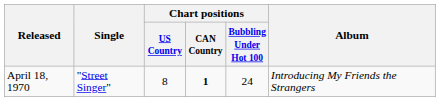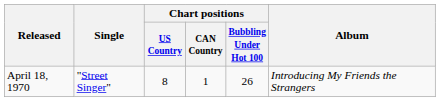(206, 81) bold -> (206, 81) normal
(247, 81) 24 -> (247, 81) 26
